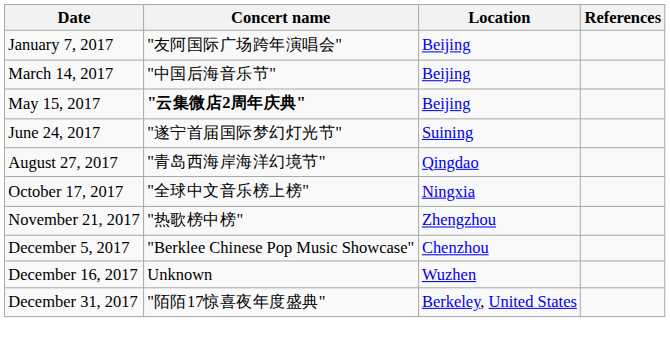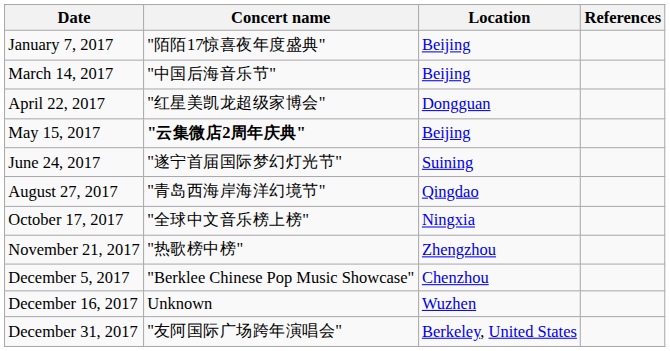(245, 44) "友阿国际广场跨年演唱会" -> (236, 44) "陌陌17惊喜夜年度盛典"
+ row: (57, 103)
(236, 301) "陌陌17惊喜夜年度盛典" -> (245, 330) "友阿国际广场跨年演唱会"
